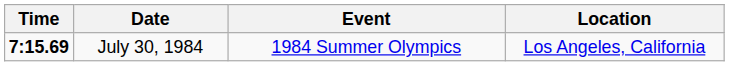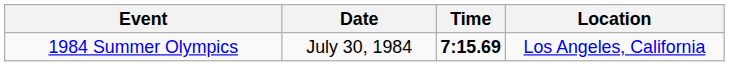columns swapped: (39, 19) <-> (366, 19)
